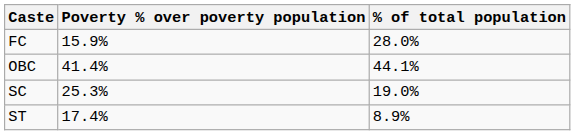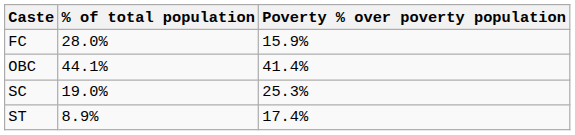columns swapped: (469, 17) <-> (213, 17)
